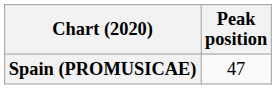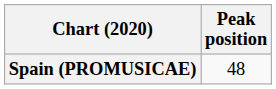(236, 68) 47 -> (236, 68) 48
